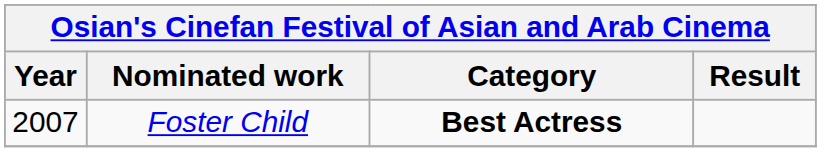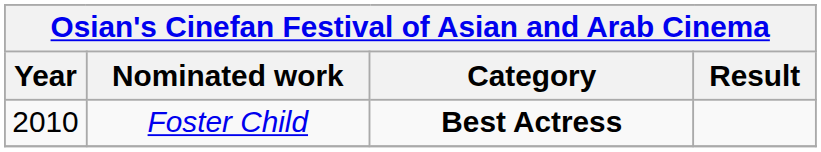(45, 122) 2007 -> (45, 122) 2010
